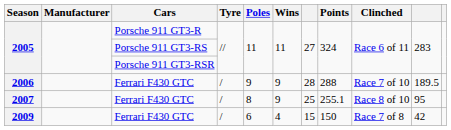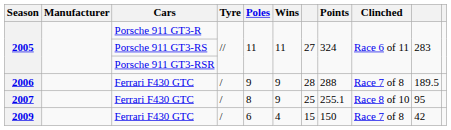(382, 82) Race 7 of 10 -> (379, 82) Race 7 of 8
